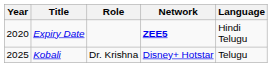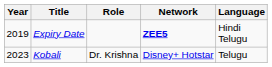(18, 33) 2020 -> (18, 33) 2019
(18, 54) 2025 -> (18, 54) 2023
